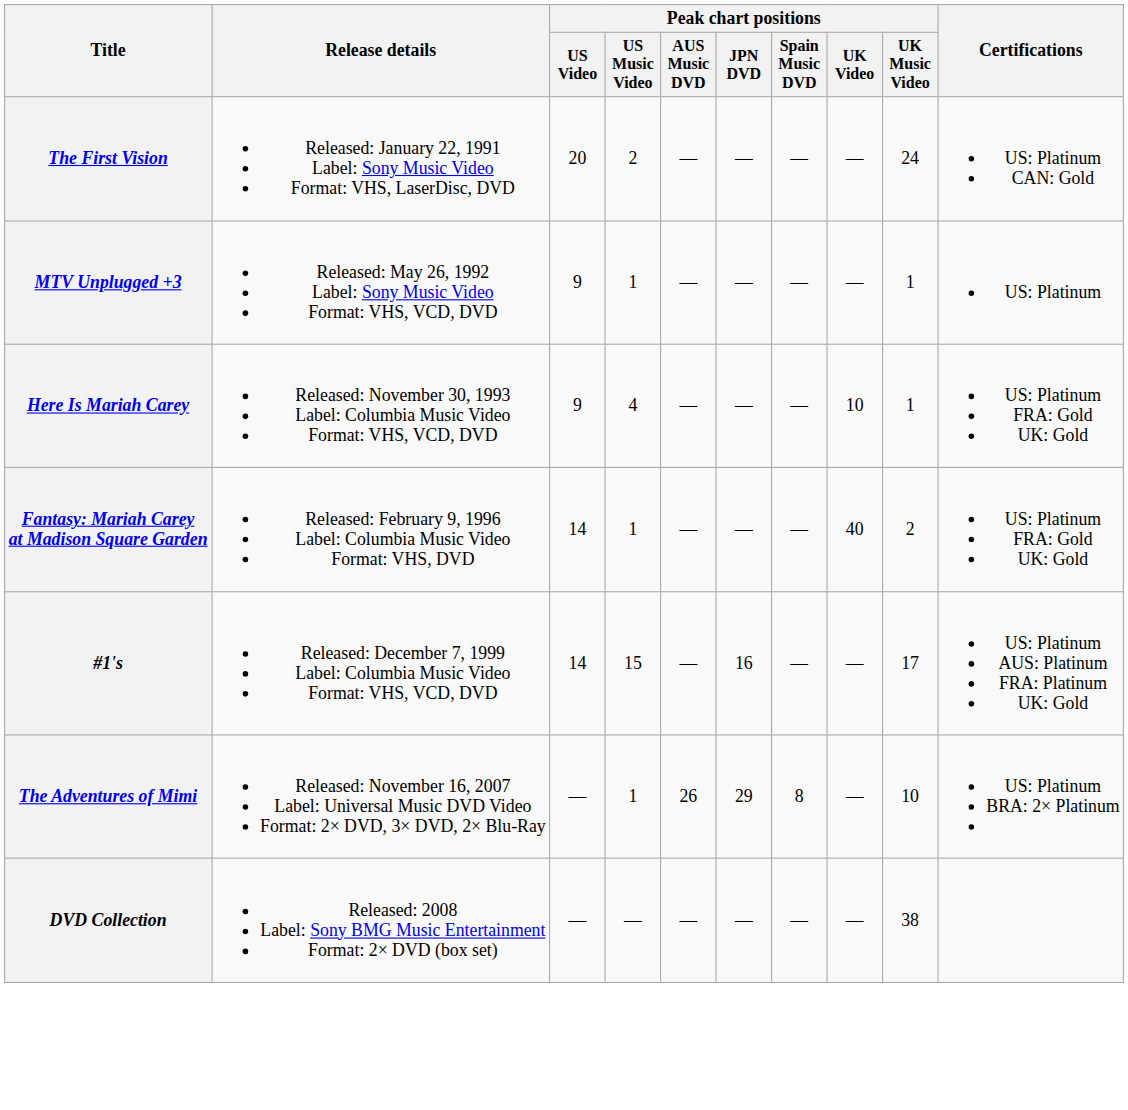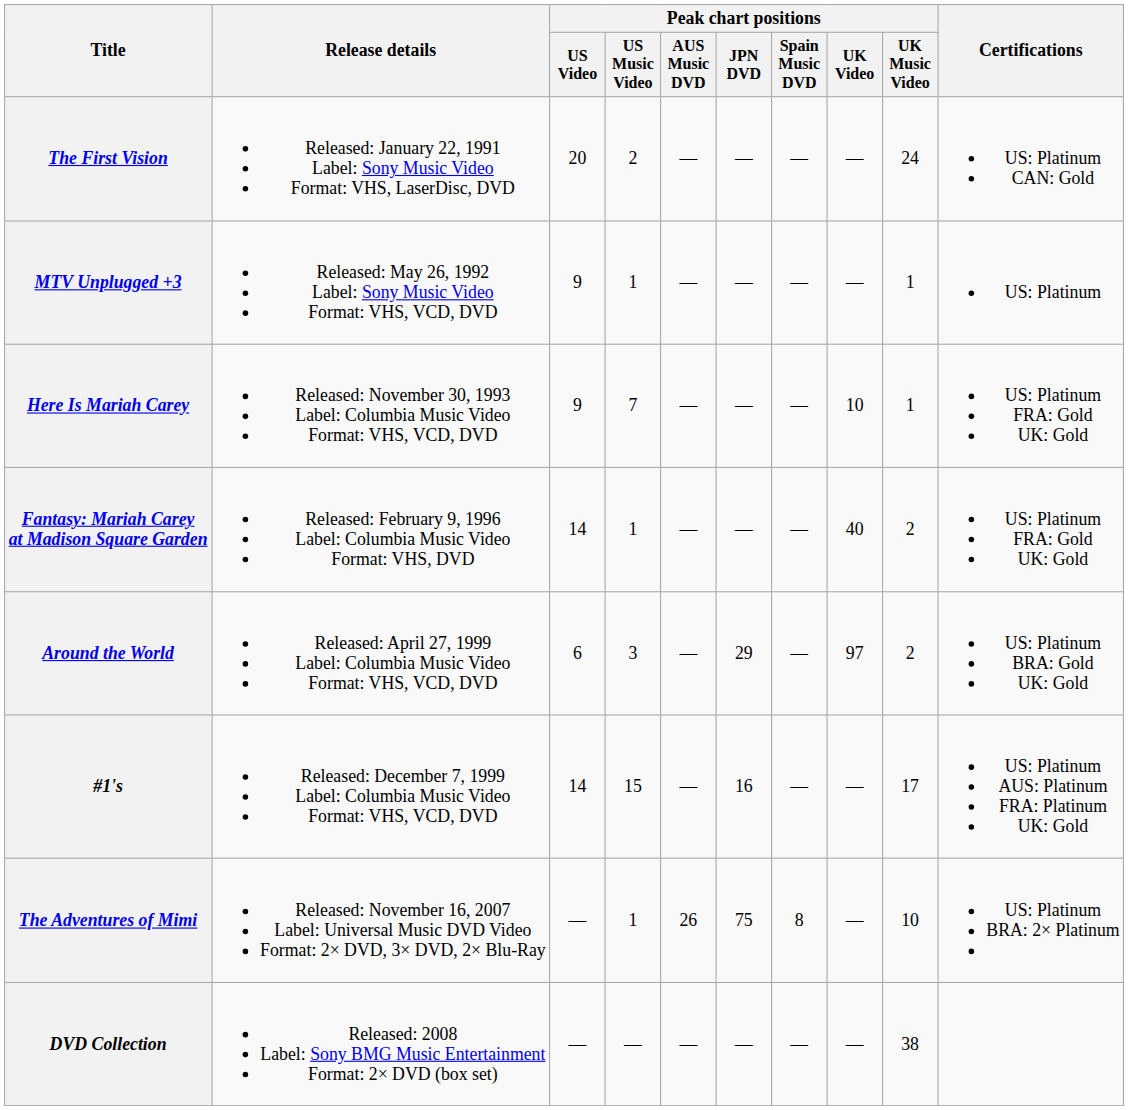(633, 405) 4 -> (633, 405) 7
+ row: (108, 653)
(744, 796) 29 -> (744, 920) 75
